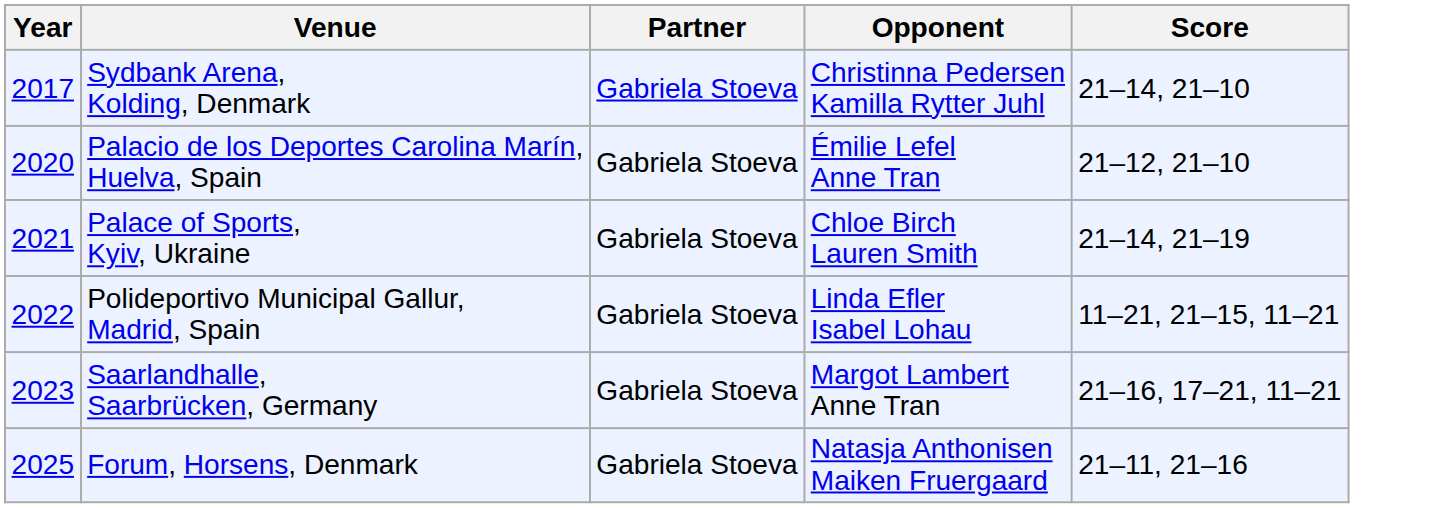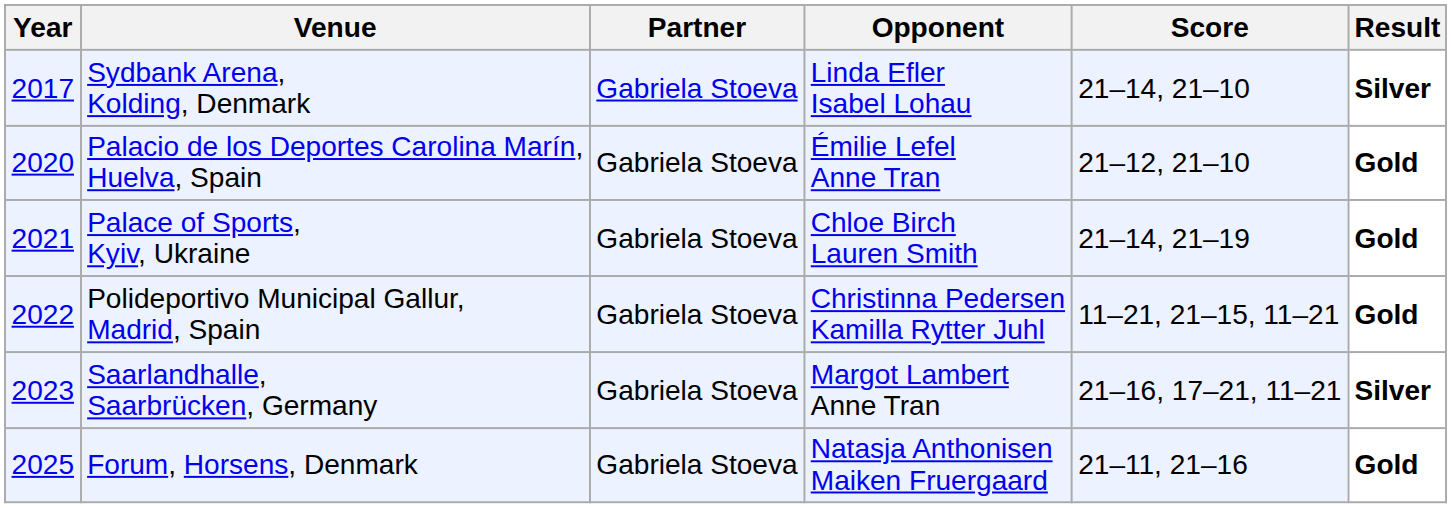+ column: (1397, 28)
(938, 88) Christinna Pedersen Kamilla Rytter Juhl -> (891, 88) Linda Efler Isabel Lohau
(891, 314) Linda Efler Isabel Lohau -> (938, 314) Christinna Pedersen Kamilla Rytter Juhl
